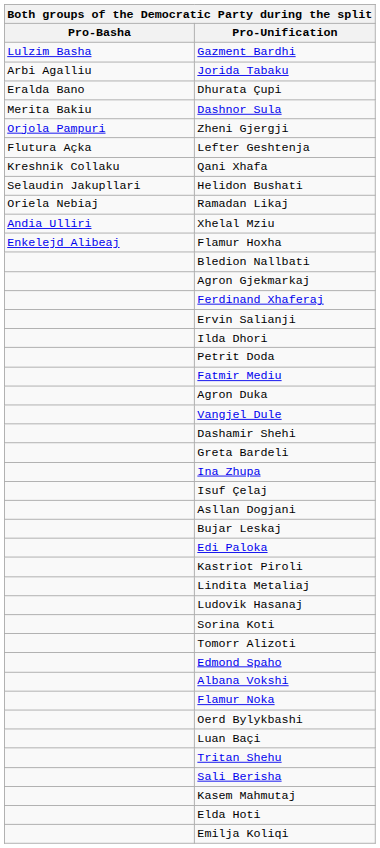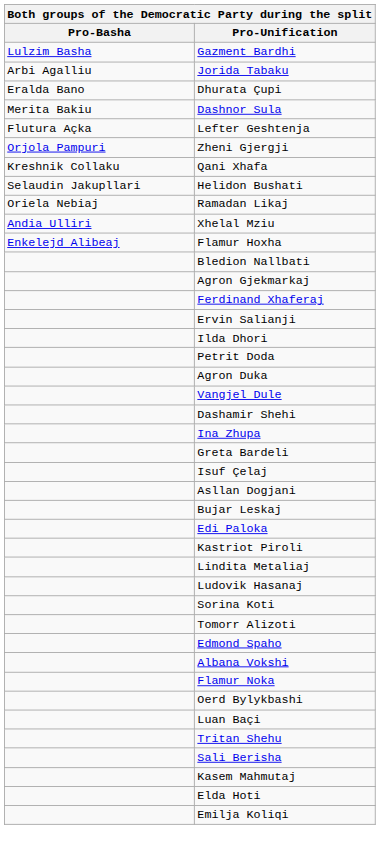rows swapped: (254, 147) <-> (243, 128)
- row: (239, 376)
rows swapped: (243, 453) <-> (229, 472)
